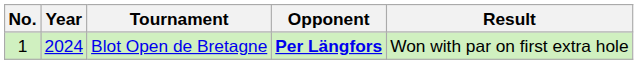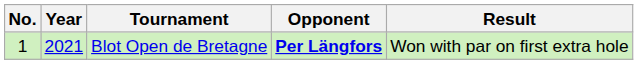(64, 46) 2024 -> (64, 46) 2021
